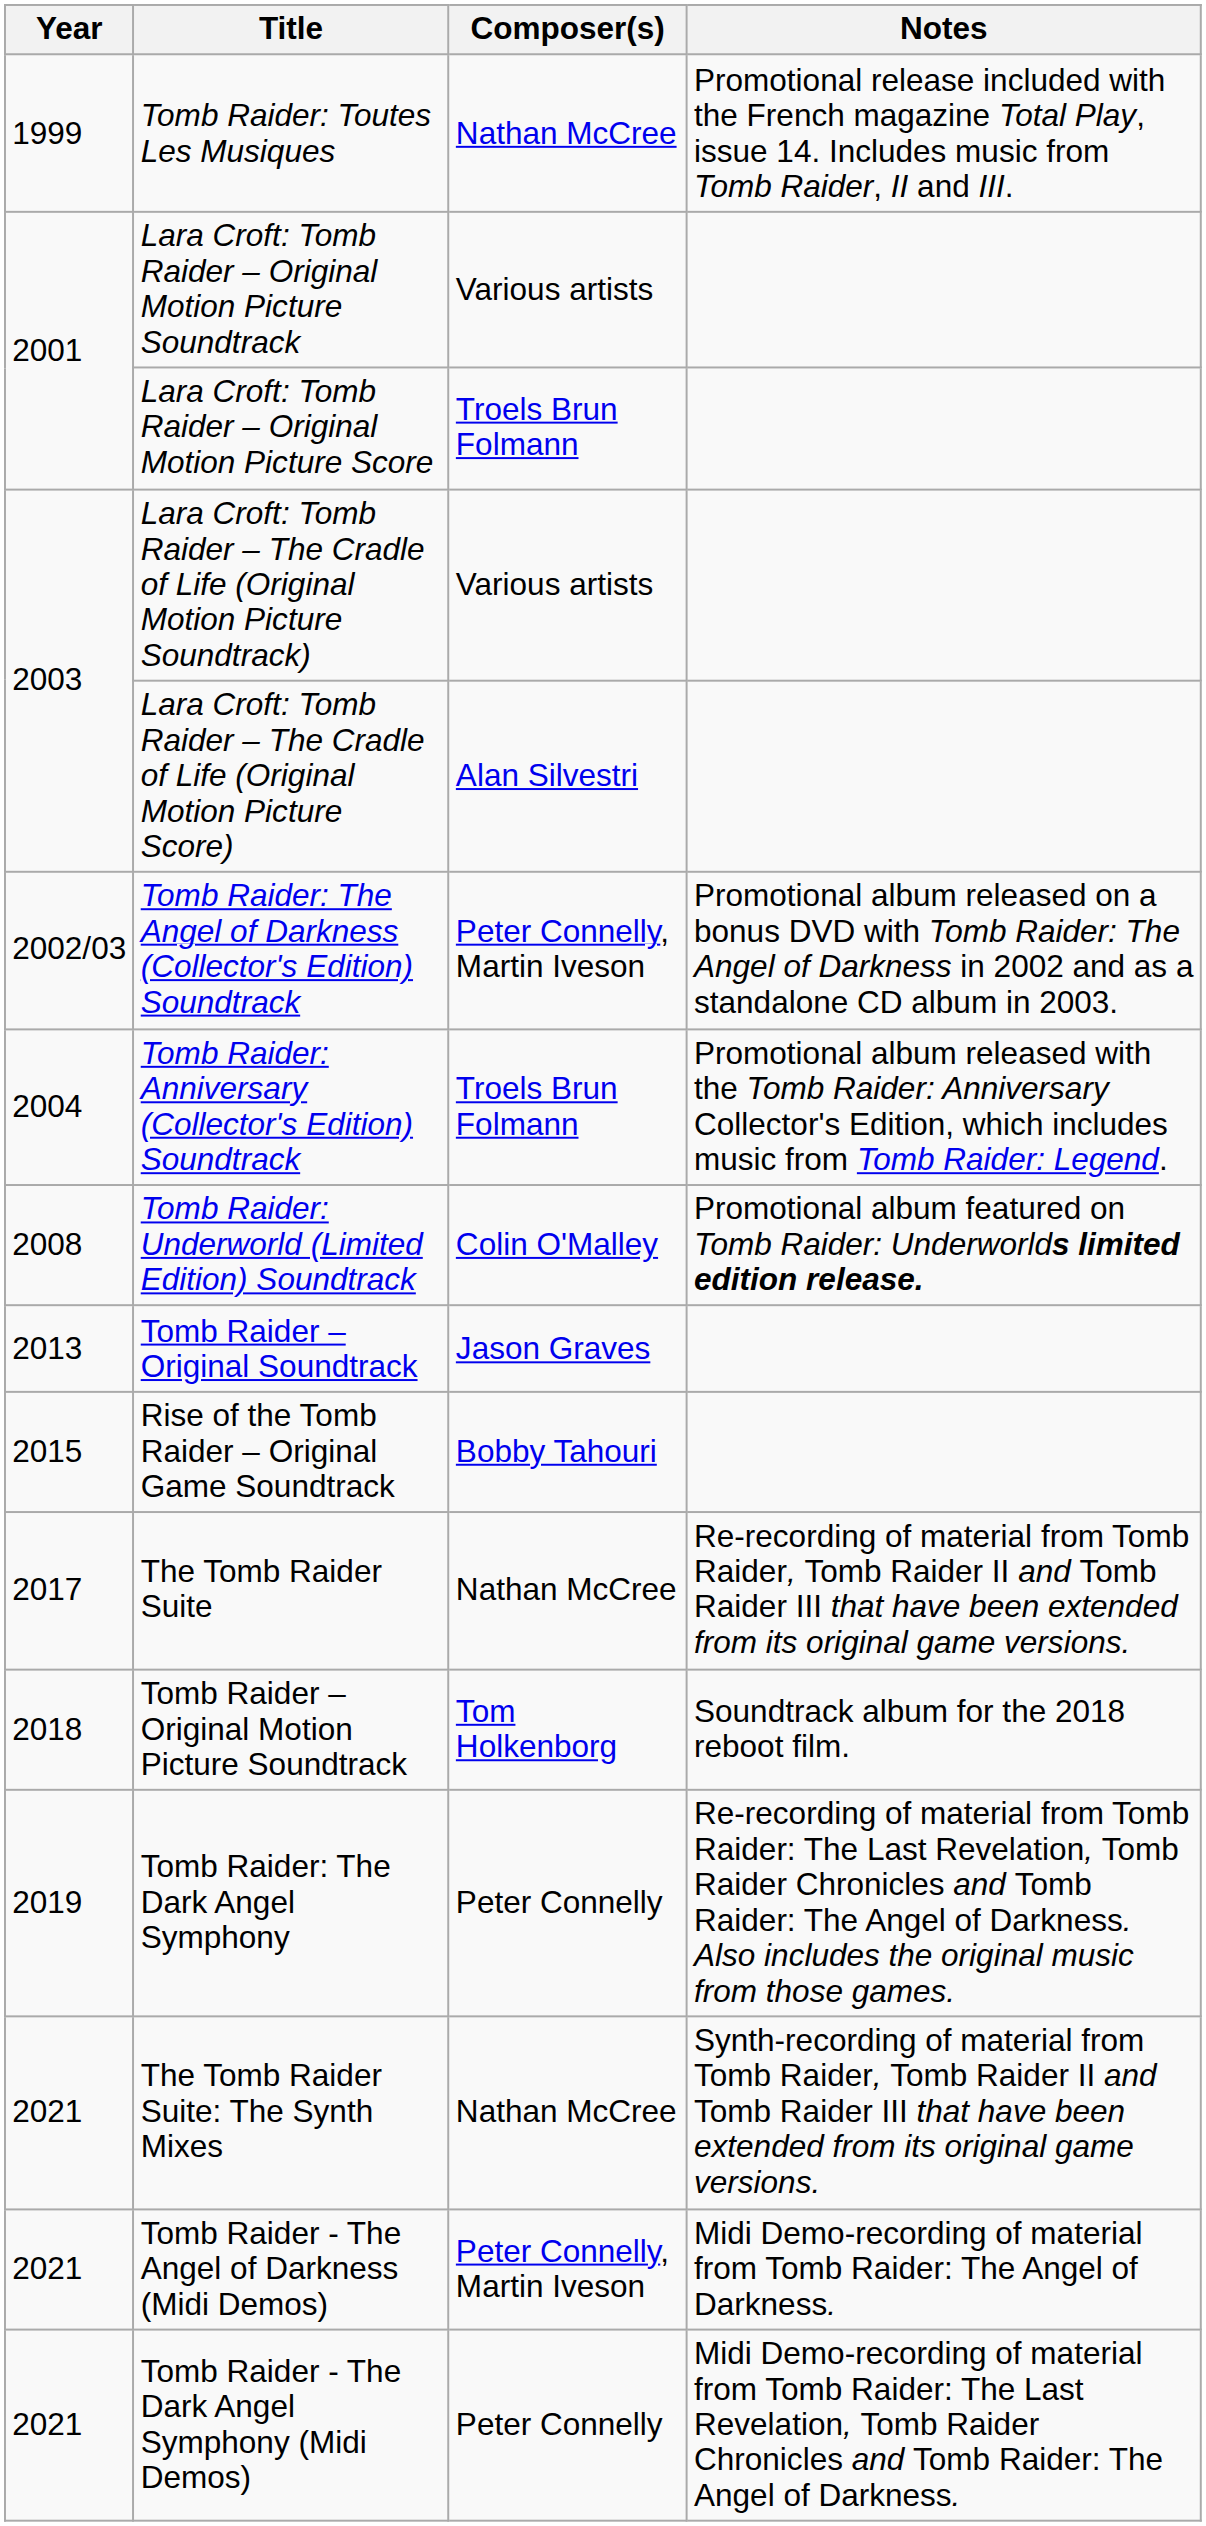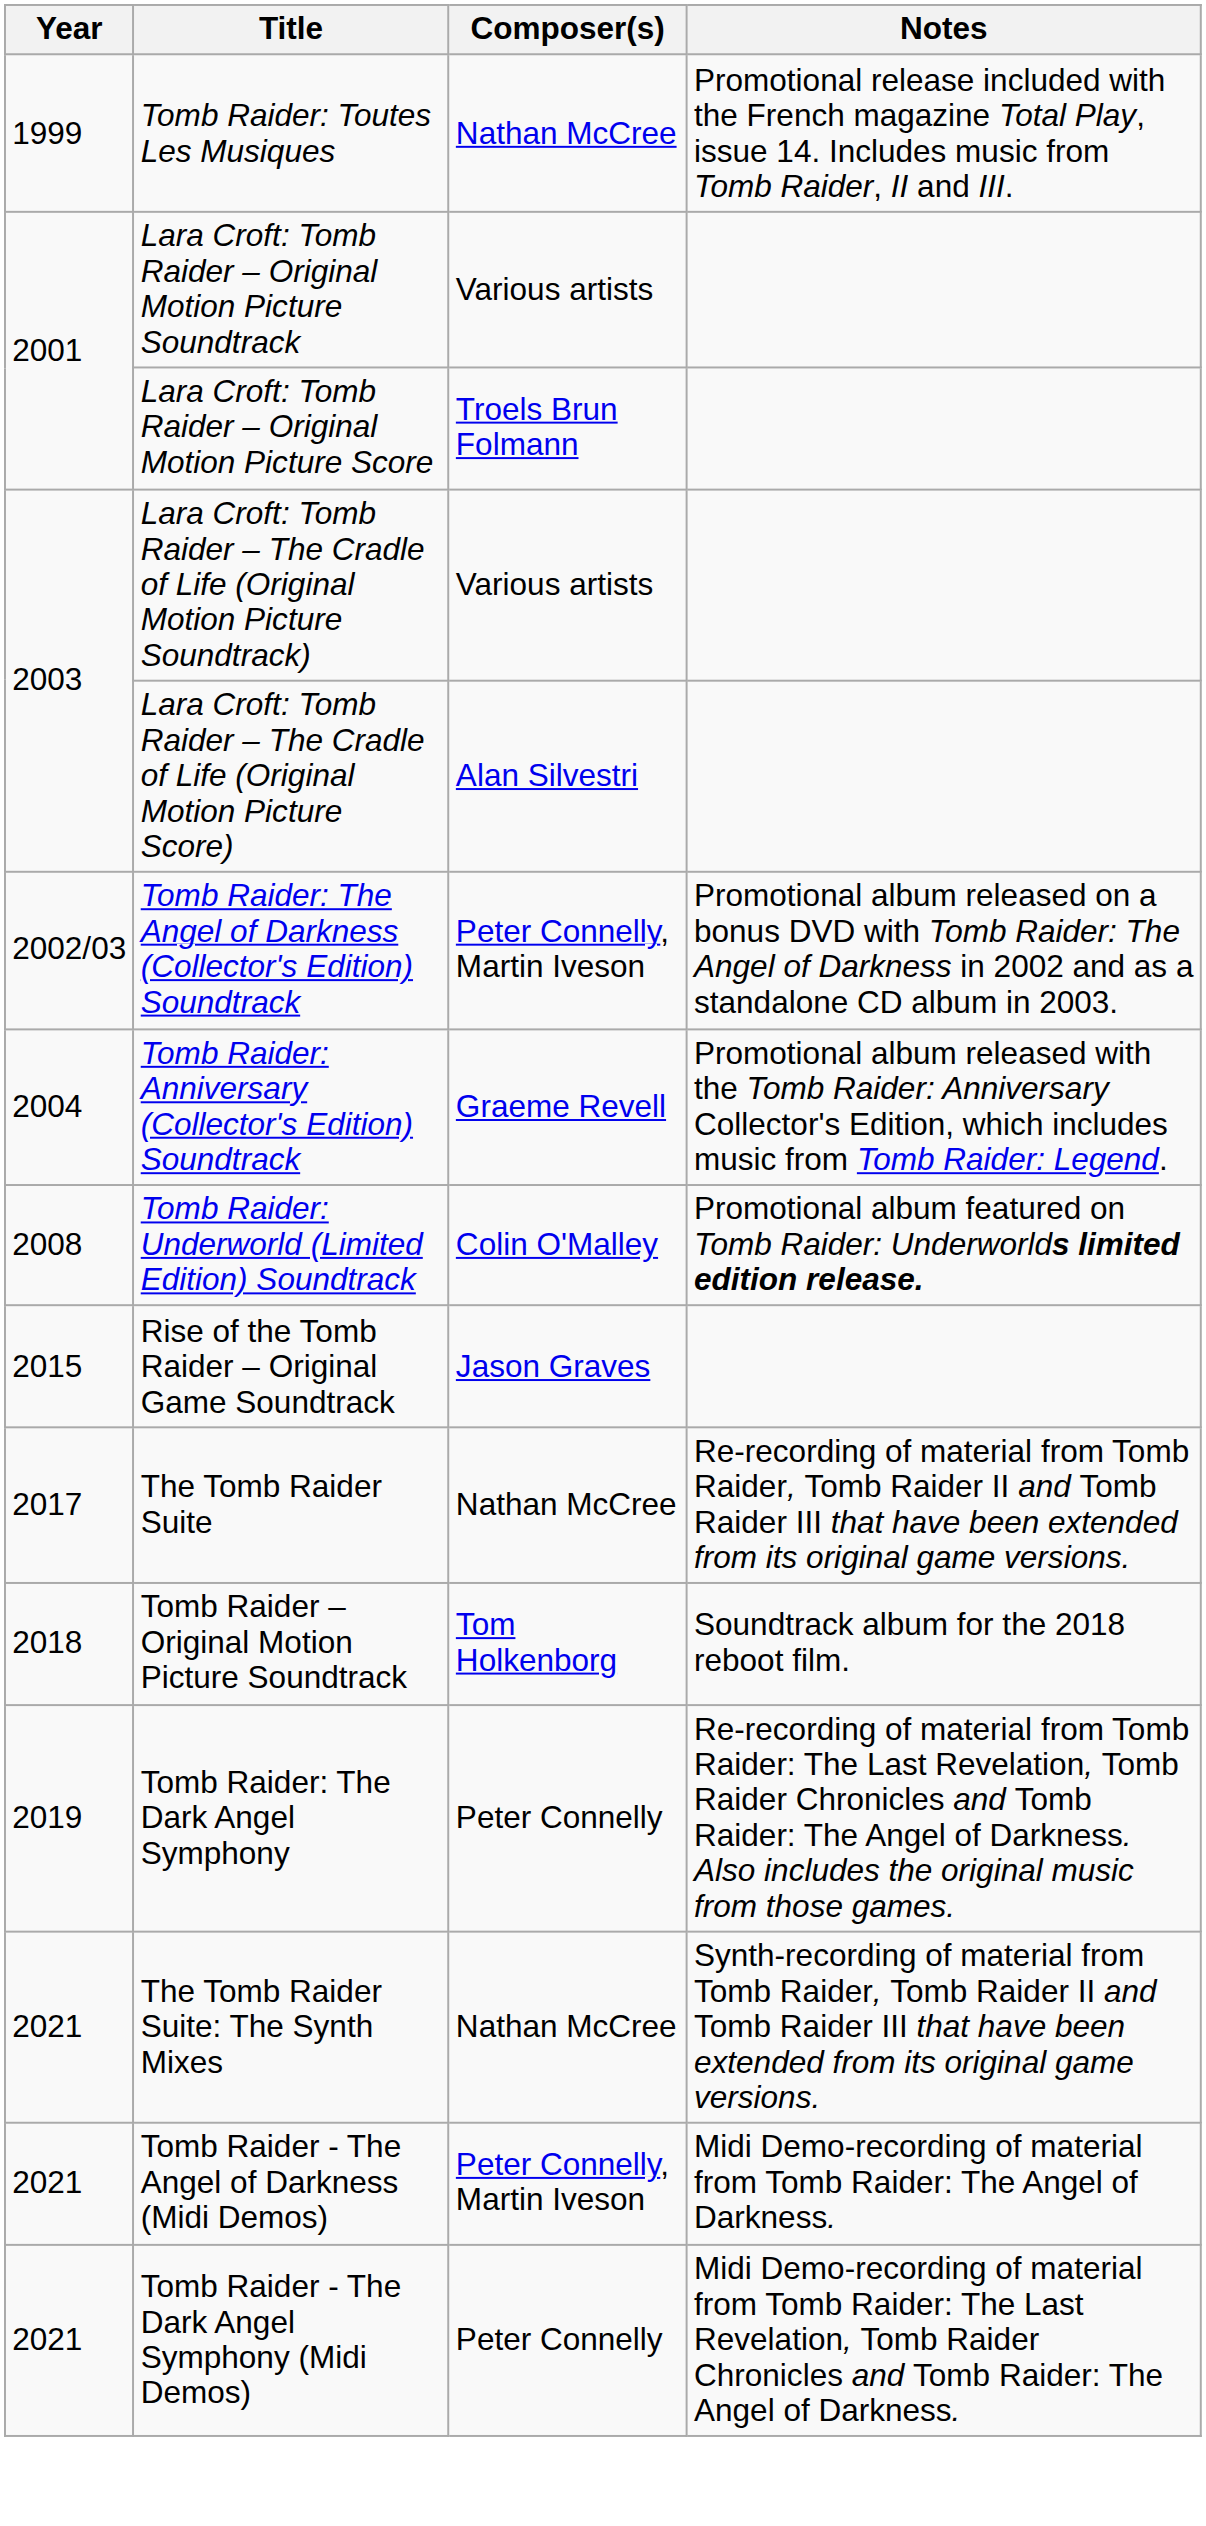(537, 1106) Troels Brun Folmann -> (561, 1106) Graeme Revell
- row: (279, 1348)
(556, 1451) Bobby Tahouri -> (553, 1365) Jason Graves
